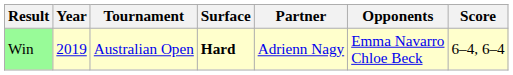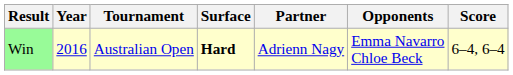(72, 49) 2019 -> (72, 49) 2016
